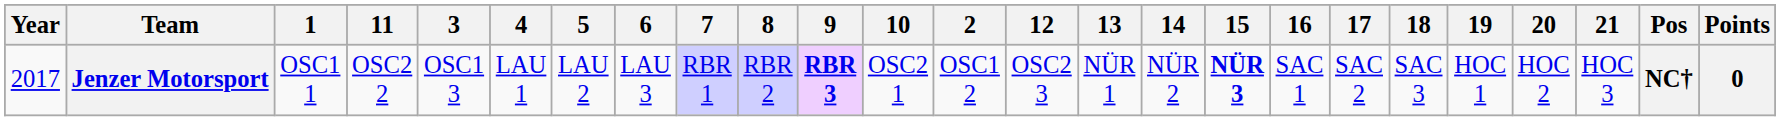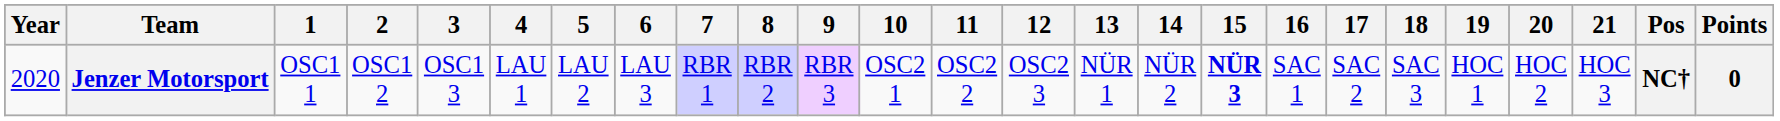columns swapped: (970, 24) <-> (382, 24)
(35, 79) 2017 -> (35, 79) 2020
(830, 79) bold -> (829, 79) normal
